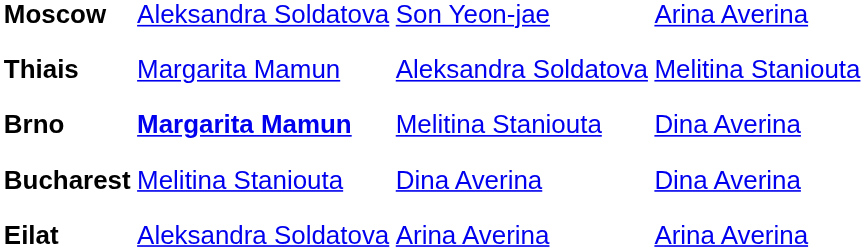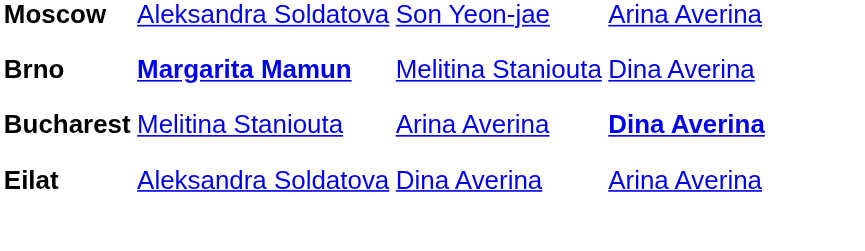- row: (41, 69)
(469, 180) Dina Averina -> (473, 125) Arina Averina
(728, 180) normal -> (687, 125) bold
(473, 235) Arina Averina -> (469, 180) Dina Averina
